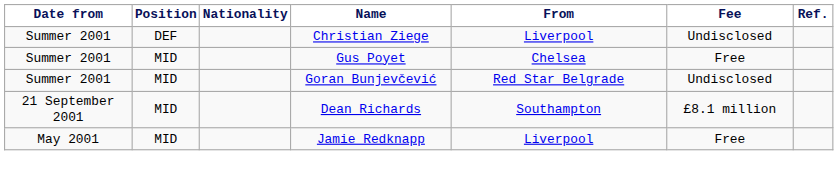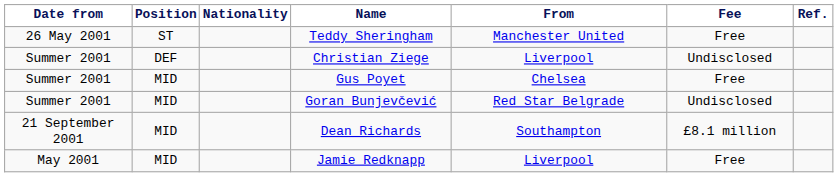+ row: (371, 37)
